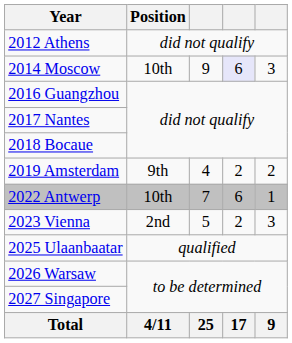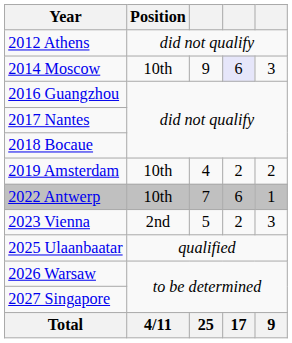(158, 171) 9th -> (158, 171) 10th
